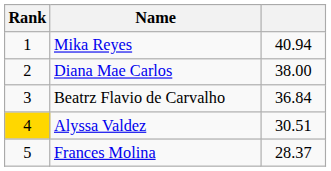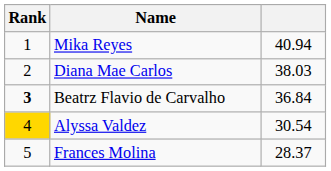(293, 71) 38.00 -> (293, 71) 38.03
(27, 98) normal -> (27, 98) bold
(293, 125) 30.51 -> (293, 125) 30.54
